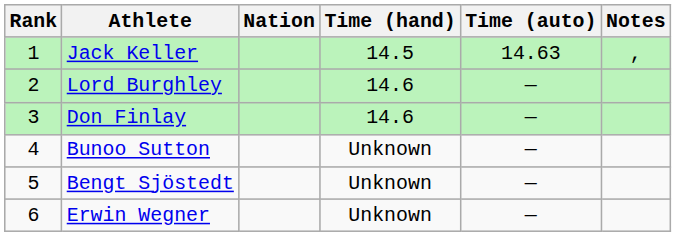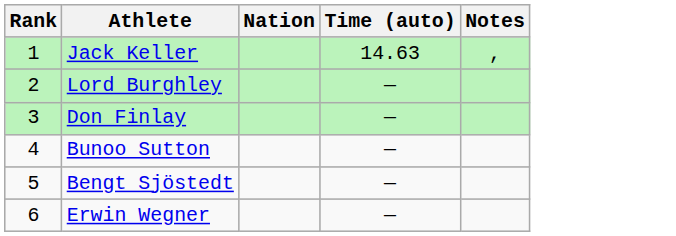- column: (390, 21)
